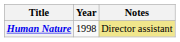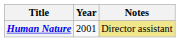(86, 28) 1998 -> (86, 28) 2001
